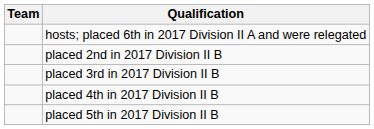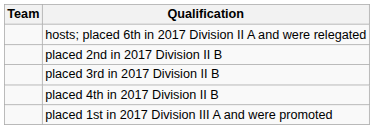- row: (132, 114)
+ row: (189, 114)
